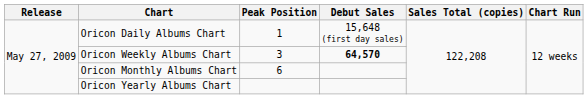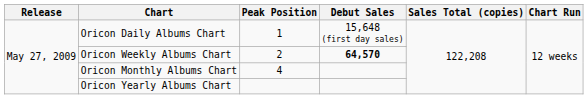(279, 55) 3 -> (279, 55) 2
(279, 70) 6 -> (279, 70) 4
